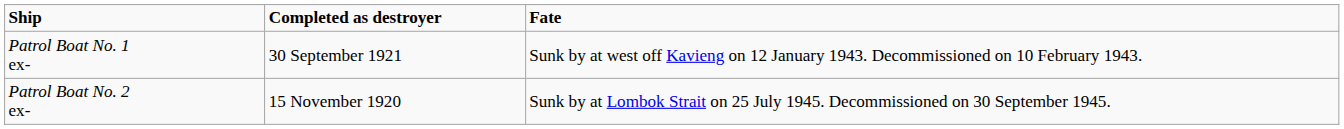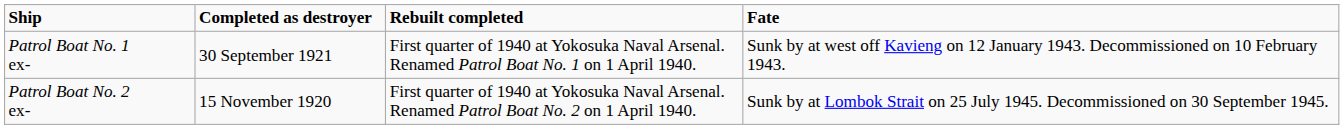+ column: (456, 18)
